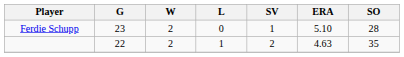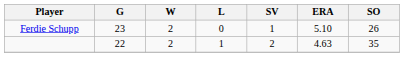(374, 28) 28 -> (374, 28) 26
